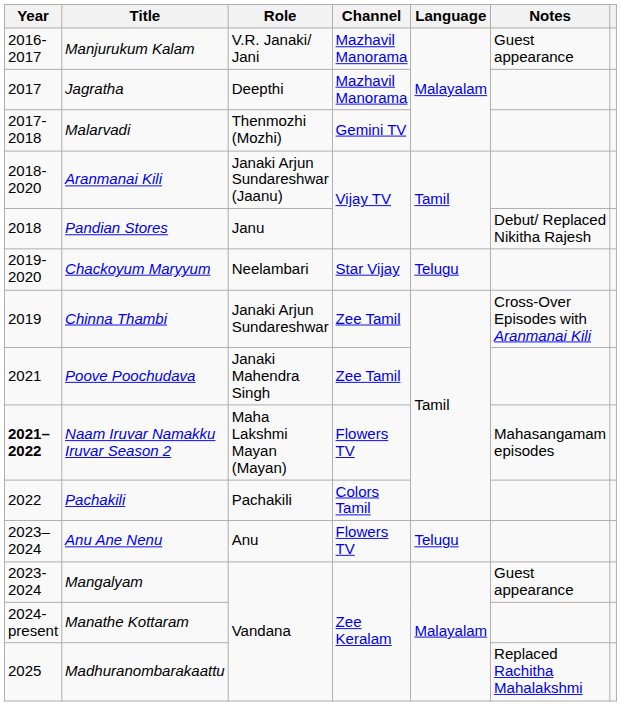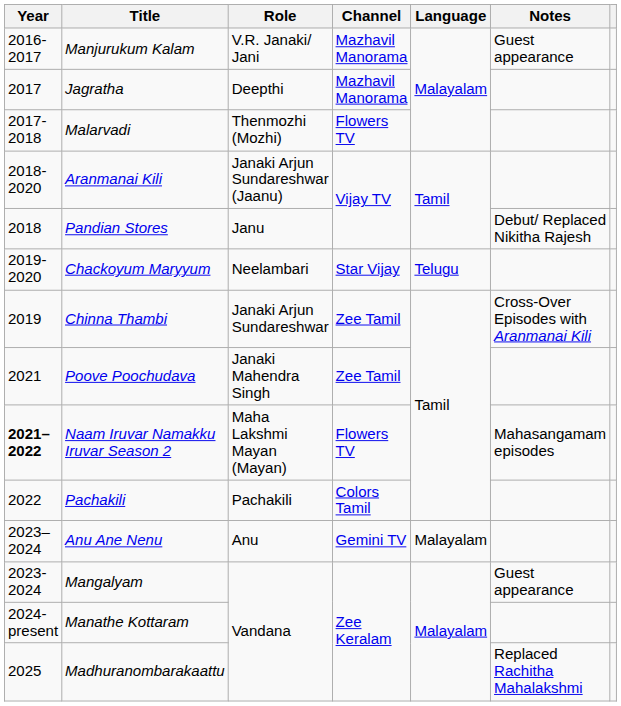(371, 130) Gemini TV -> (362, 130) Flowers TV
(362, 541) Flowers TV -> (371, 541) Gemini TV
(437, 541) Telugu -> (451, 541) Malayalam
